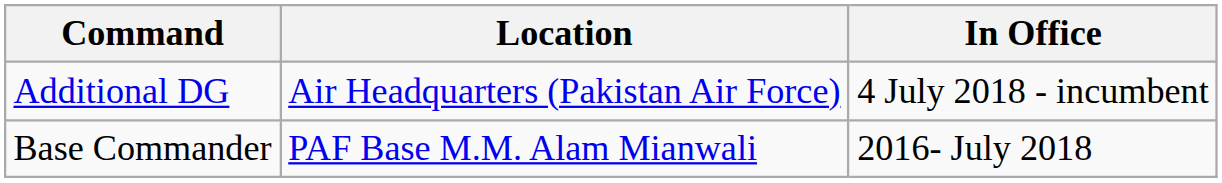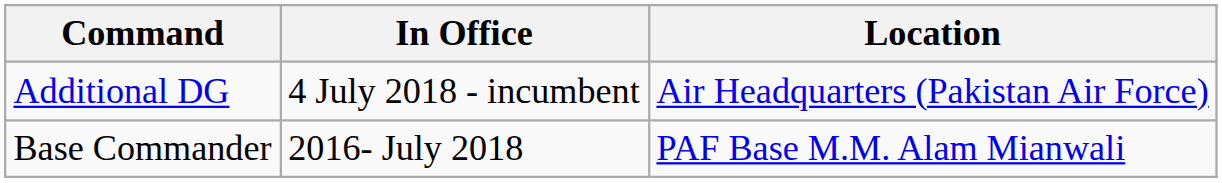columns swapped: (564, 33) <-> (1033, 33)
